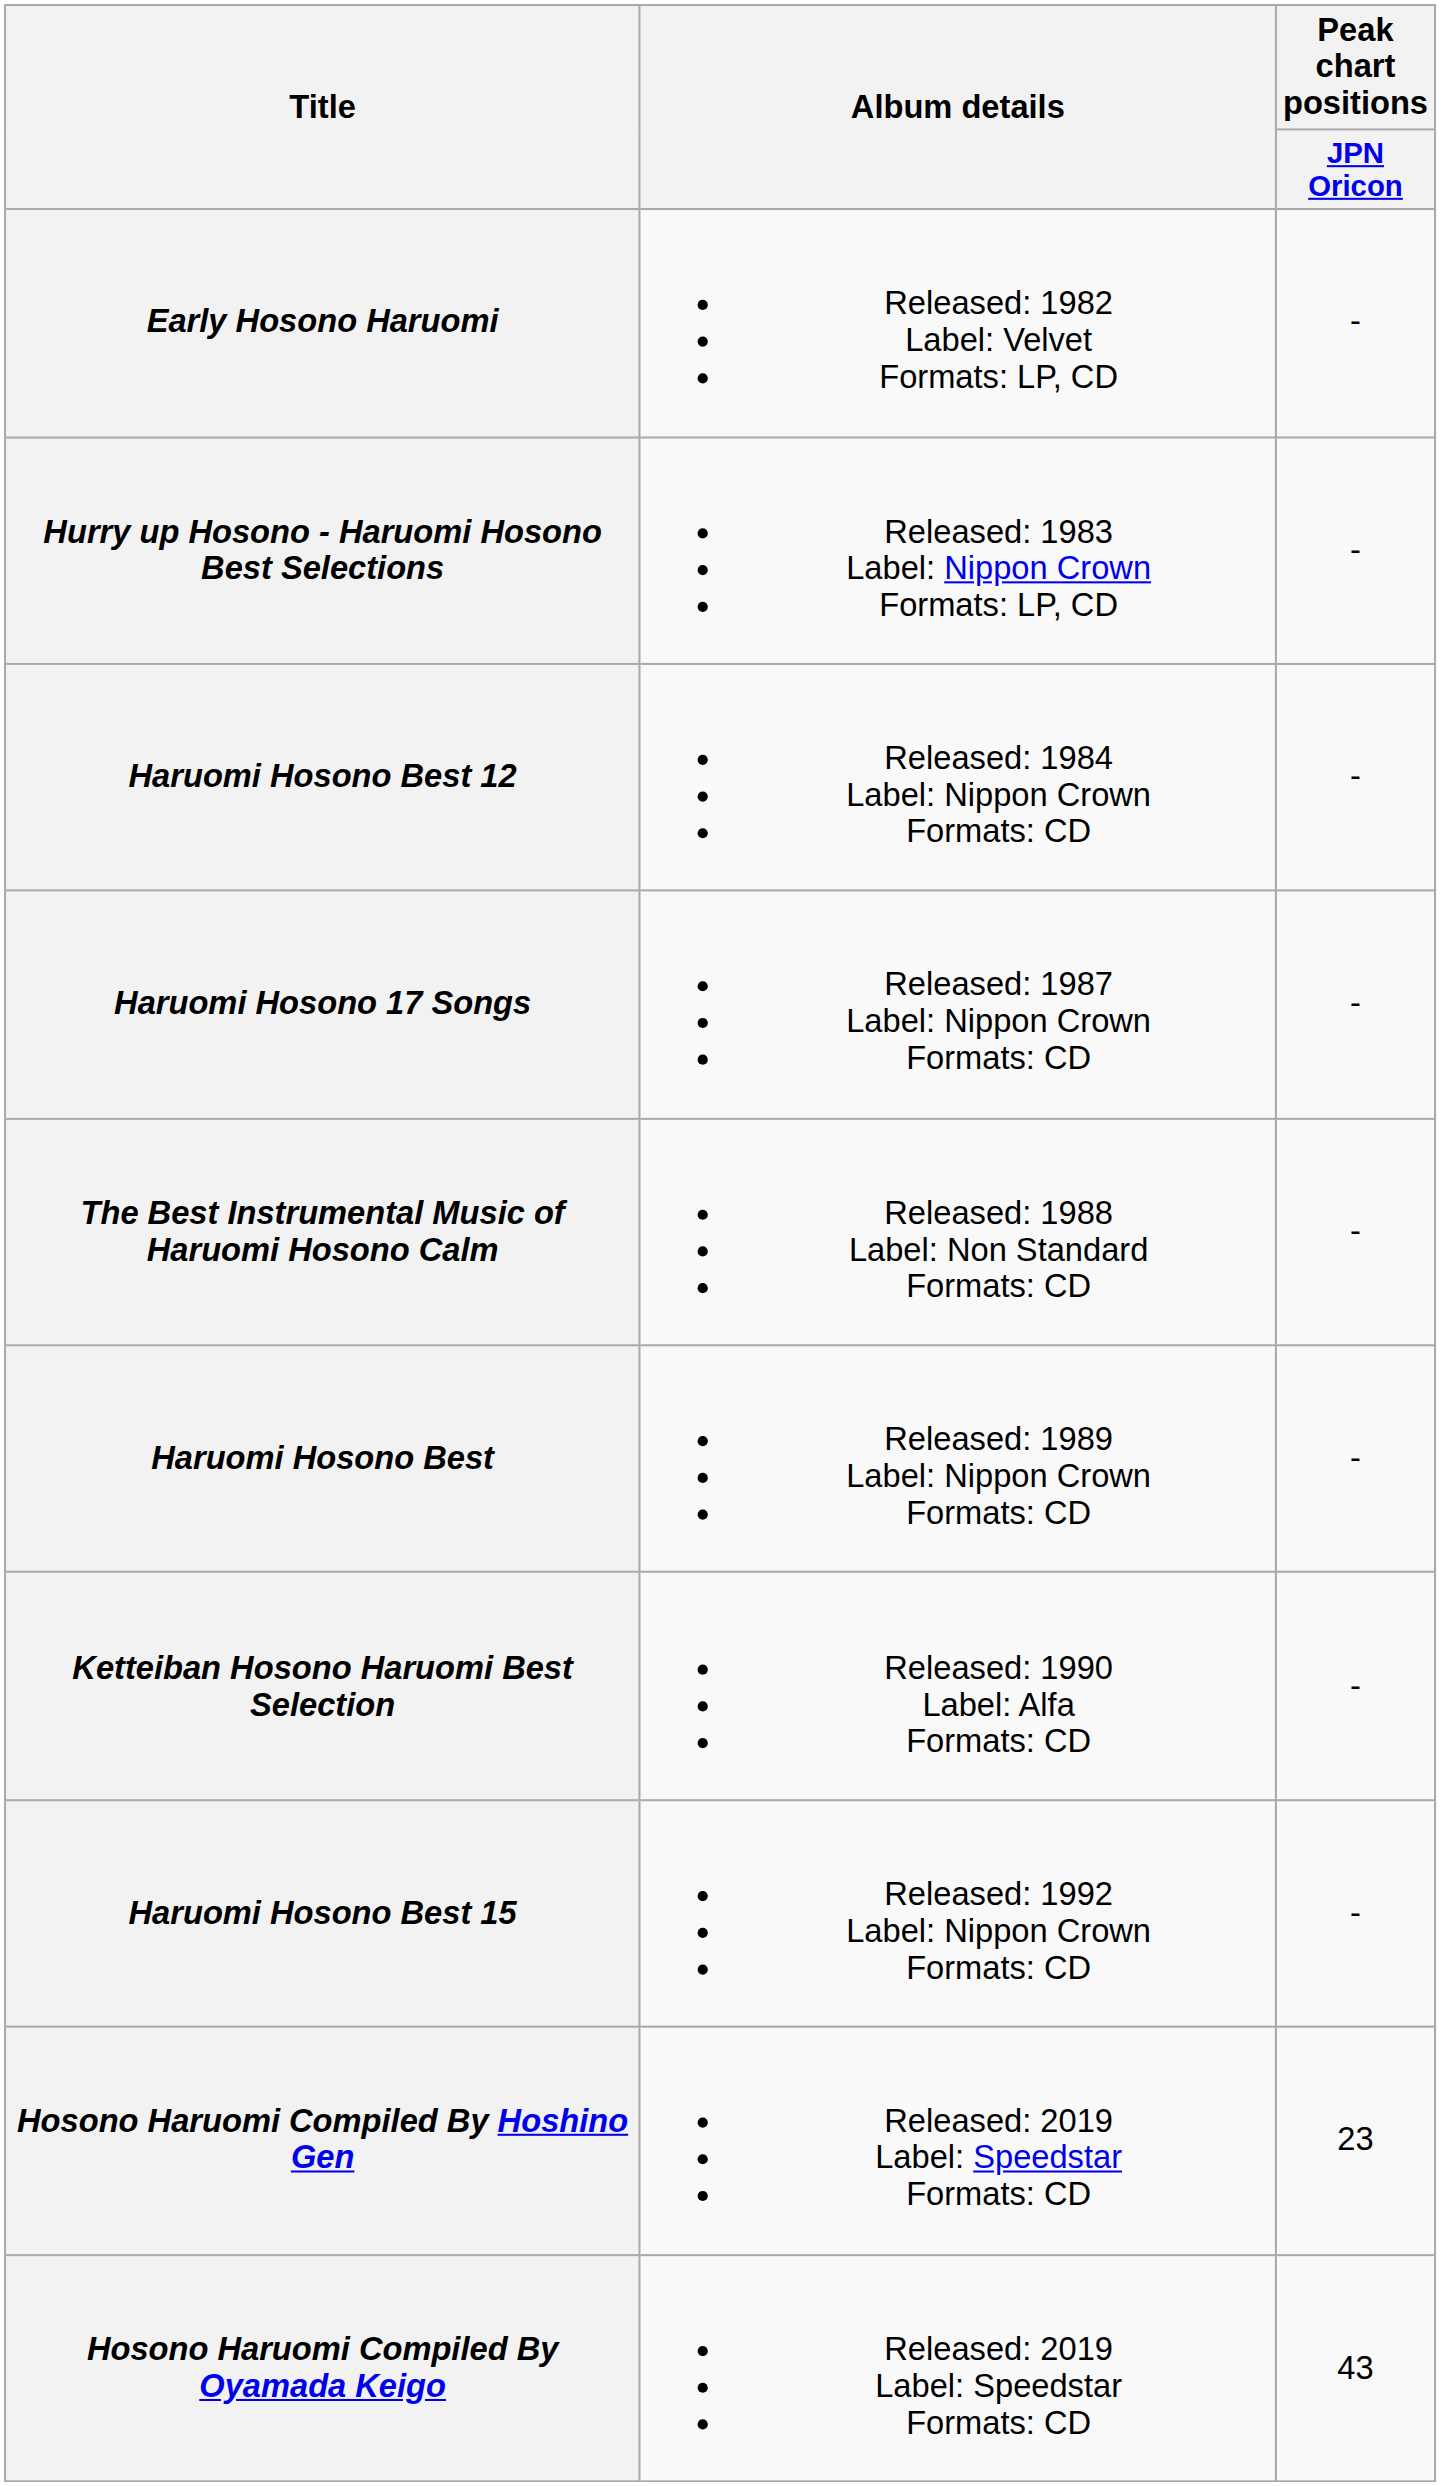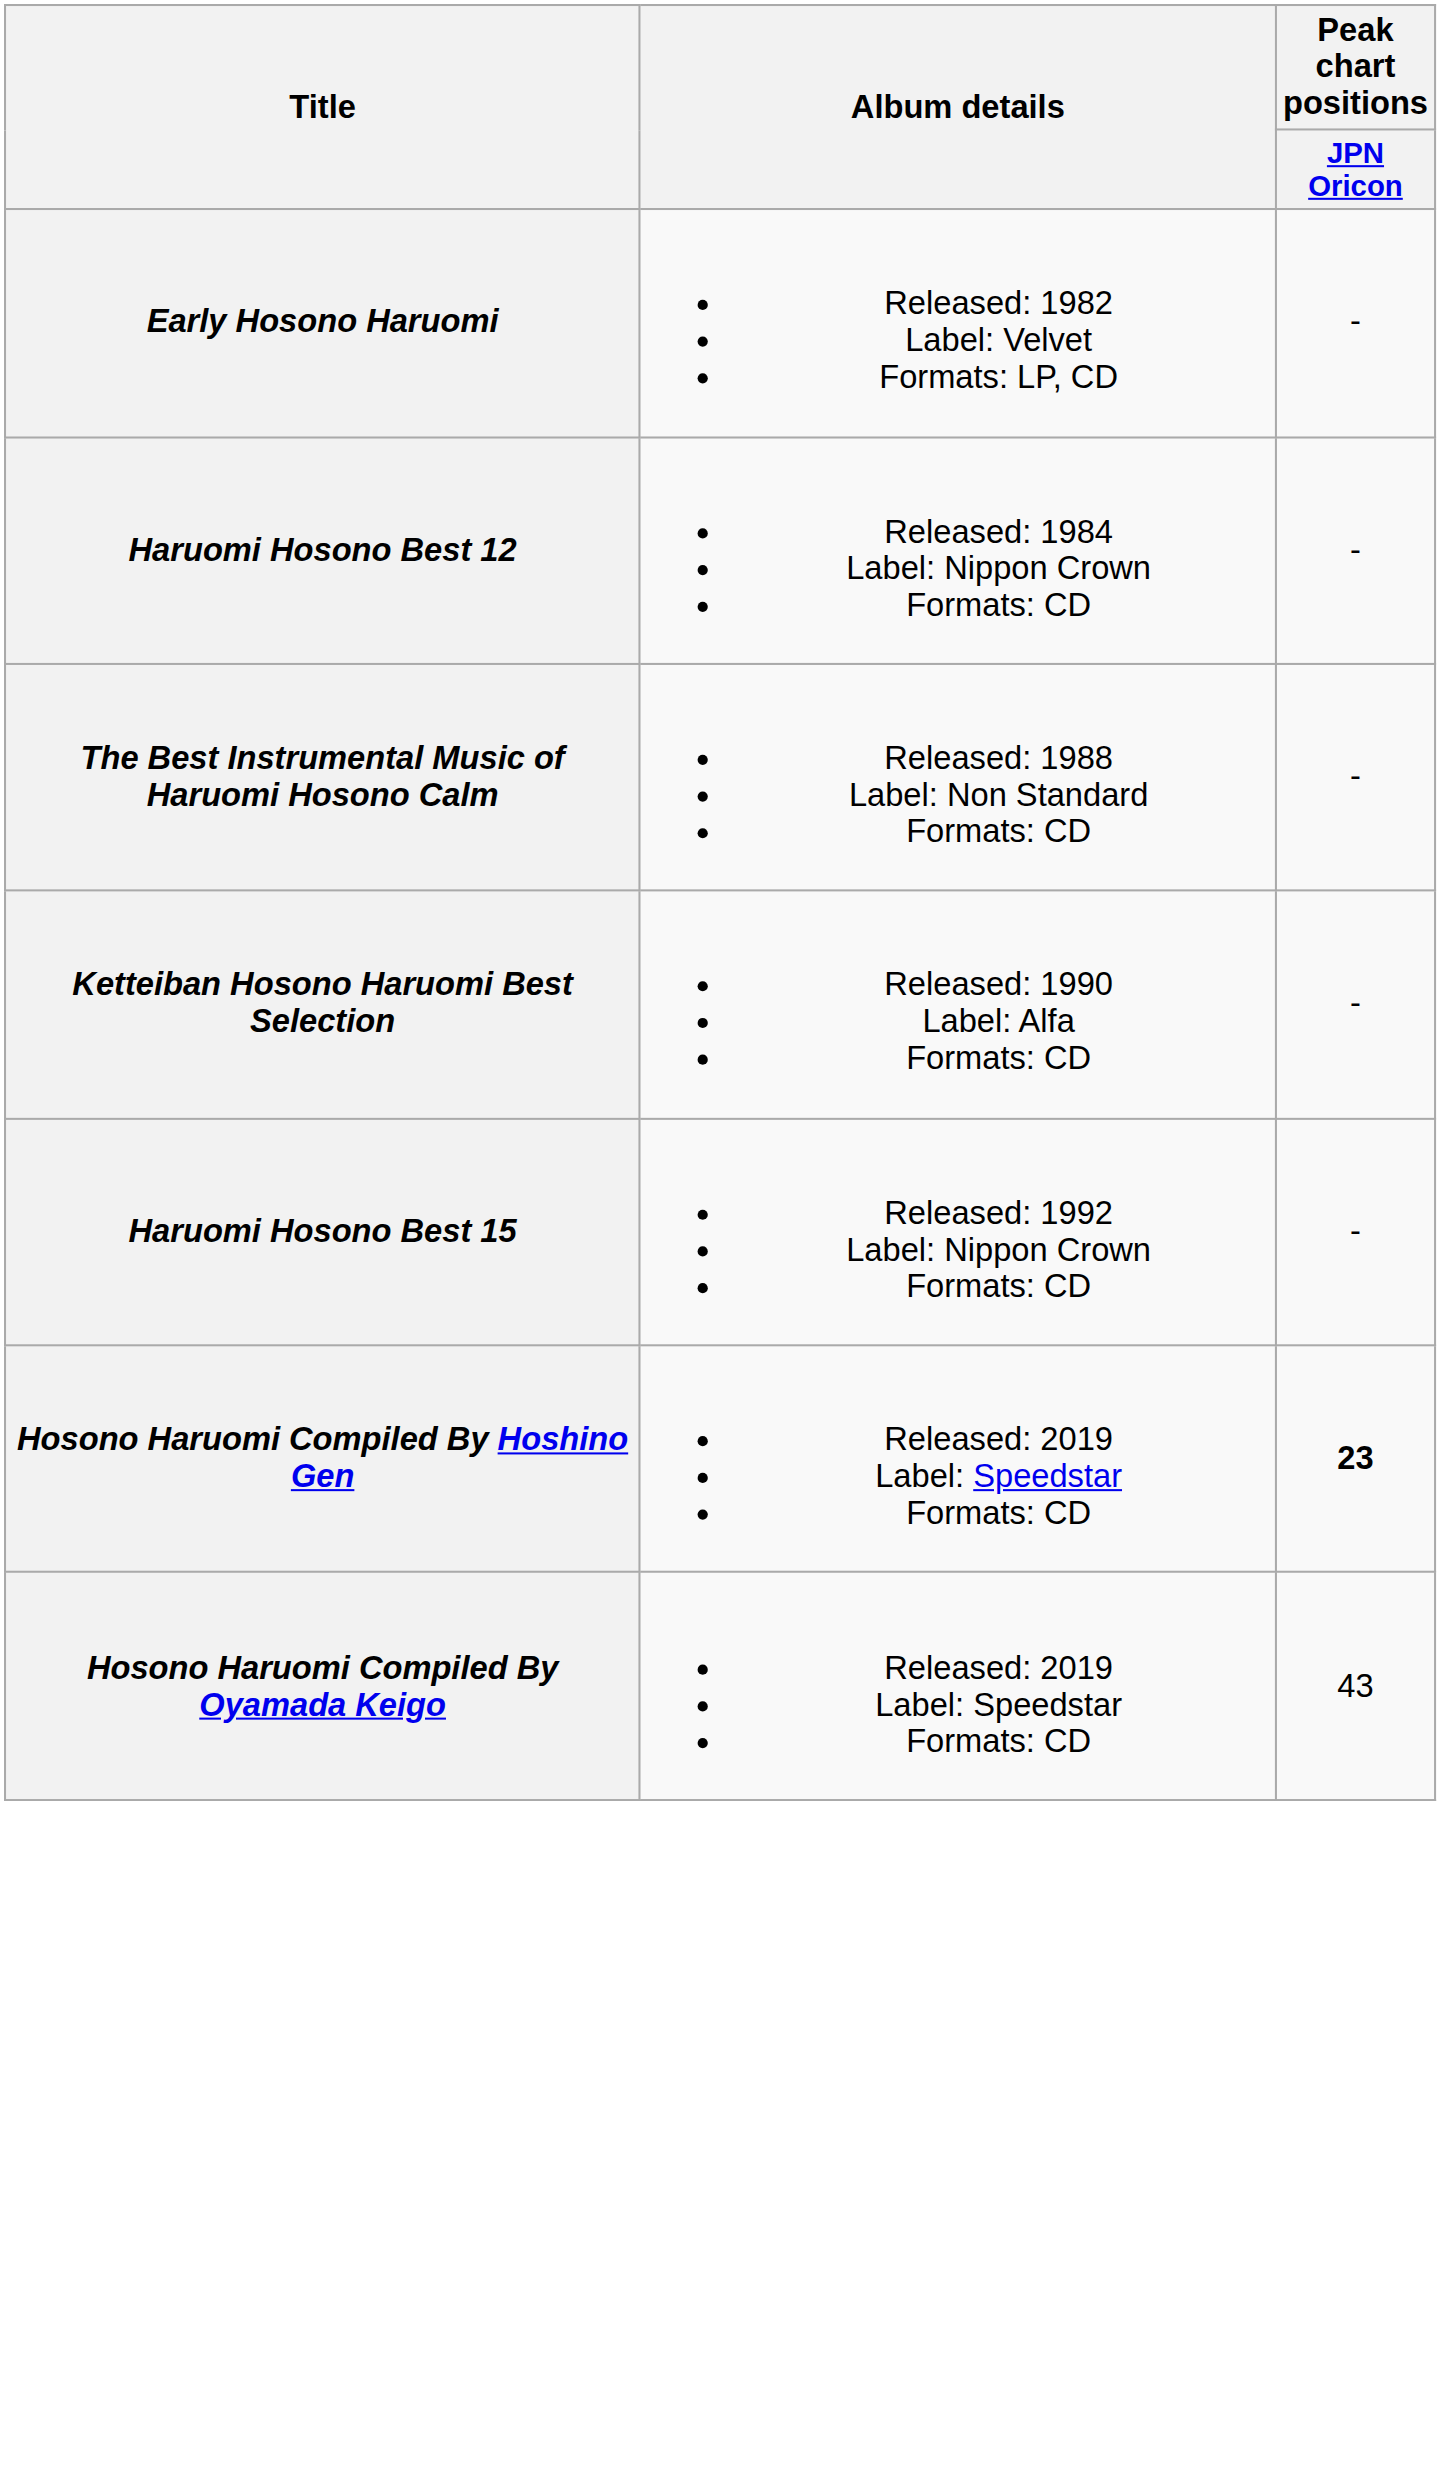- row: (323, 549)
- row: (323, 1003)
- row: (323, 1458)
(1355, 2139) normal -> (1355, 1458) bold
